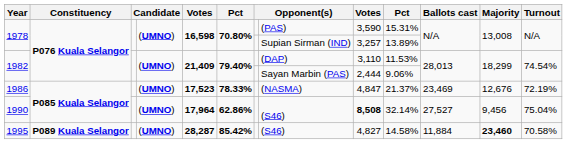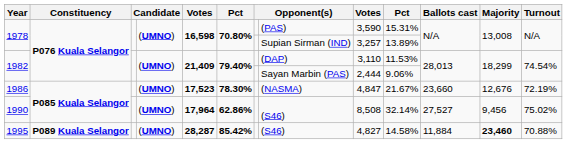(236, 89) 78.33% -> (236, 89) 78.30%
(402, 89) 21.37% -> (402, 89) 21.67%
(438, 89) 23,469 -> (438, 89) 23,660
(369, 110) bold -> (369, 110) normal
(540, 110) 75.04% -> (540, 110) 75.02%
(540, 131) 70.58% -> (540, 131) 70.88%
